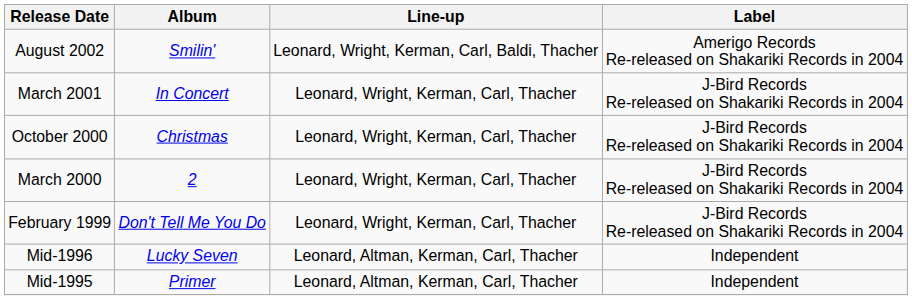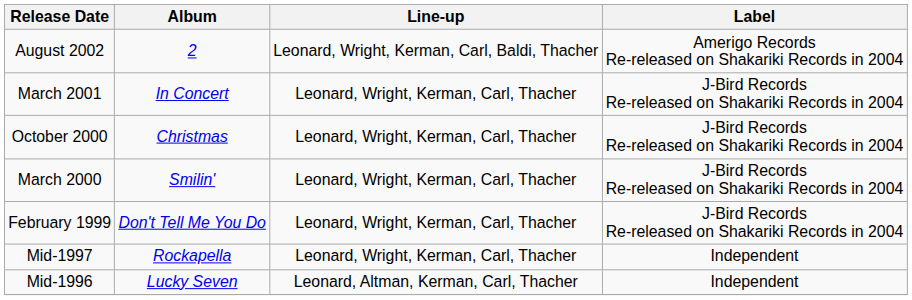(192, 51) Smilin' -> (192, 51) 2
(192, 179) 2 -> (192, 179) Smilin'
+ row: (60, 256)
- row: (60, 282)
